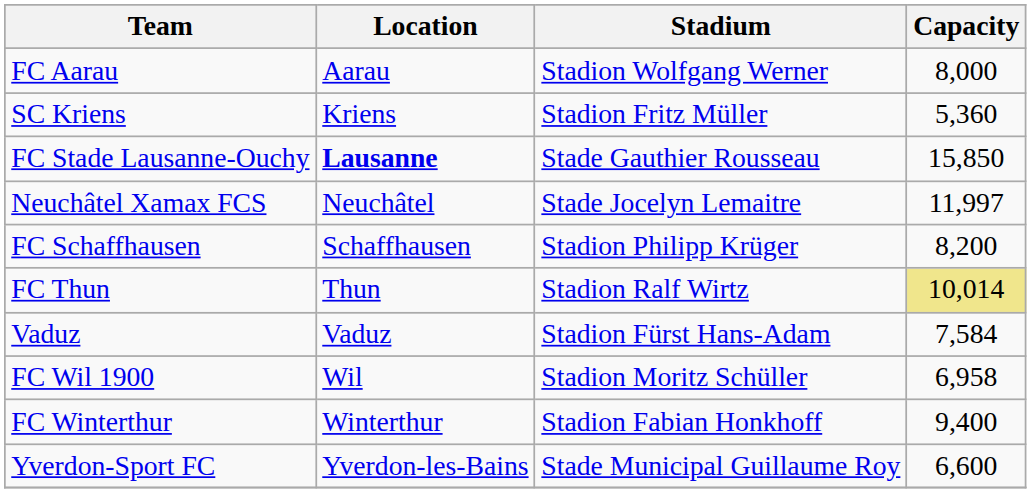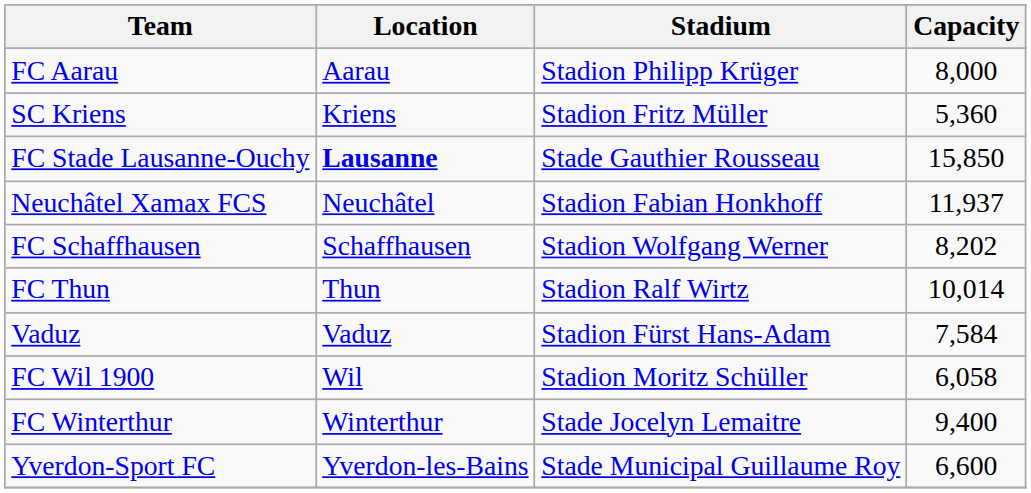(685, 70) Stadion Wolfgang Werner -> (670, 70) Stadion Philipp Krüger
(671, 202) Stade Jocelyn Lemaitre -> (682, 202) Stadion Fabian Honkhoff
(966, 202) 11,997 -> (966, 202) 11,937
(670, 245) Stadion Philipp Krüger -> (685, 245) Stadion Wolfgang Werner
(966, 245) 8,200 -> (966, 245) 8,202
(966, 289) khaki background -> (966, 289) no background
(966, 377) 6,958 -> (966, 377) 6,058
(682, 421) Stadion Fabian Honkhoff -> (671, 421) Stade Jocelyn Lemaitre
